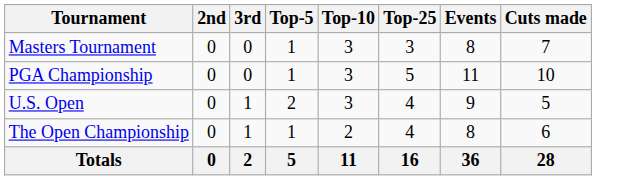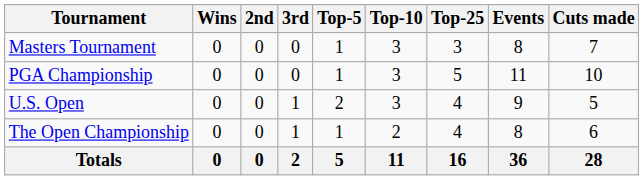+ column: (217, 18)
